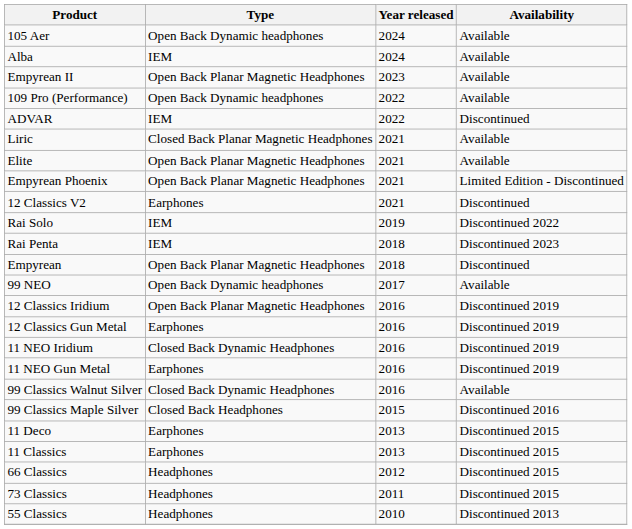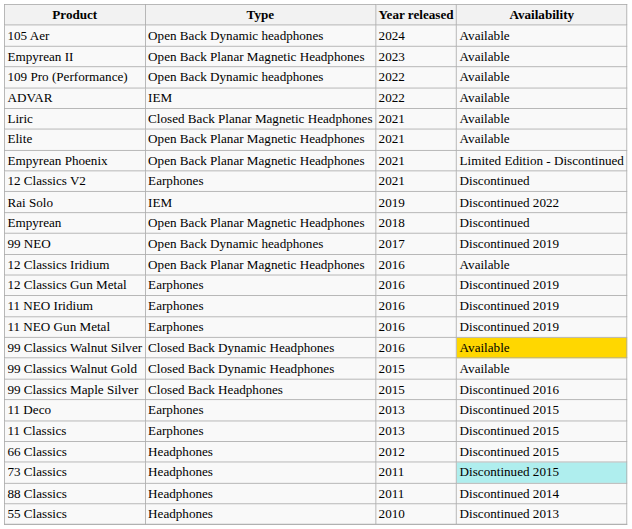- row: (20, 56)
(495, 118) Discontinued -> (485, 98) Available
- row: (33, 243)
(485, 285) Available -> (509, 243) Discontinued 2019
(509, 306) Discontinued 2019 -> (485, 264) Available
(241, 347) Closed Back Dynamic Headphones -> (176, 306) Earphones
(485, 389) no background -> (485, 347) gold background
+ row: (72, 368)
(509, 493) no background -> (509, 472) paleturquoise background
+ row: (37, 493)
